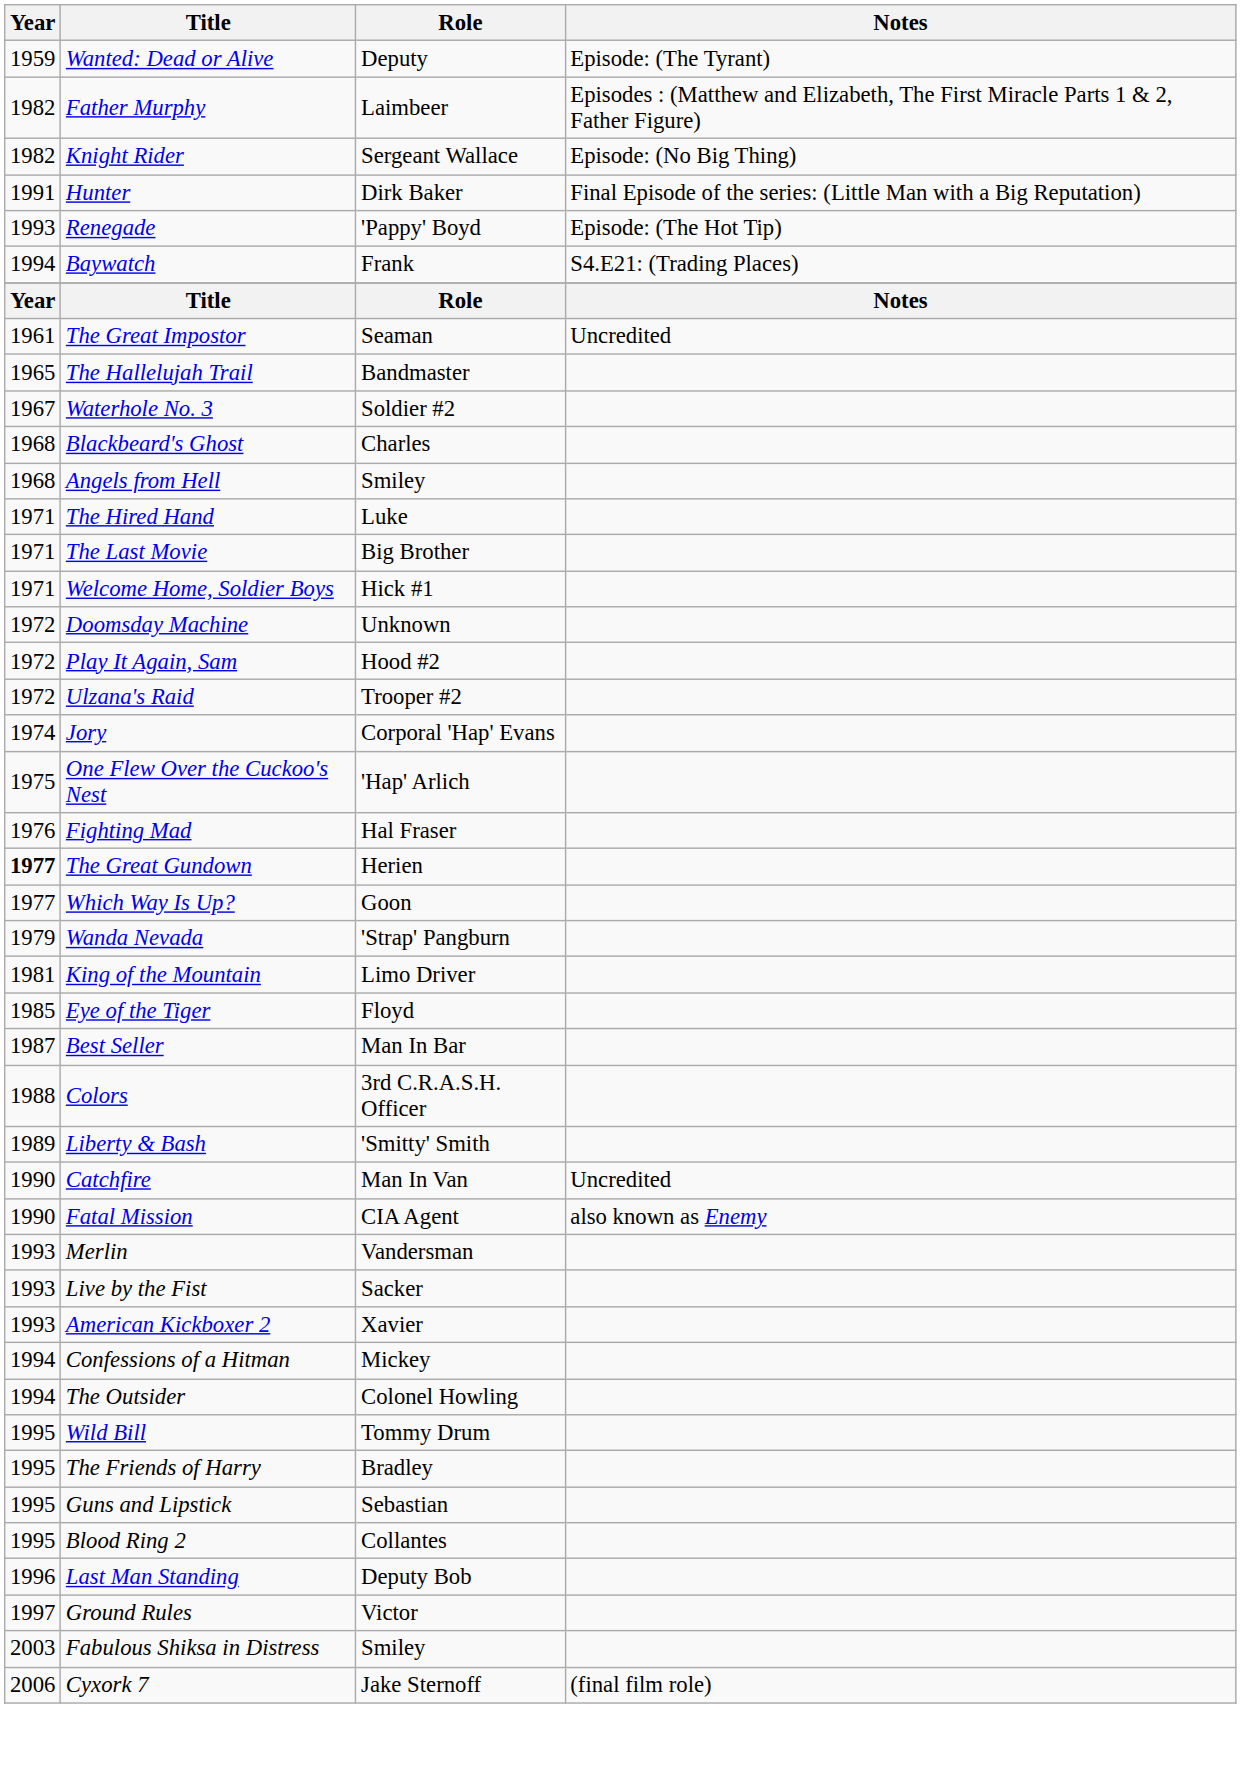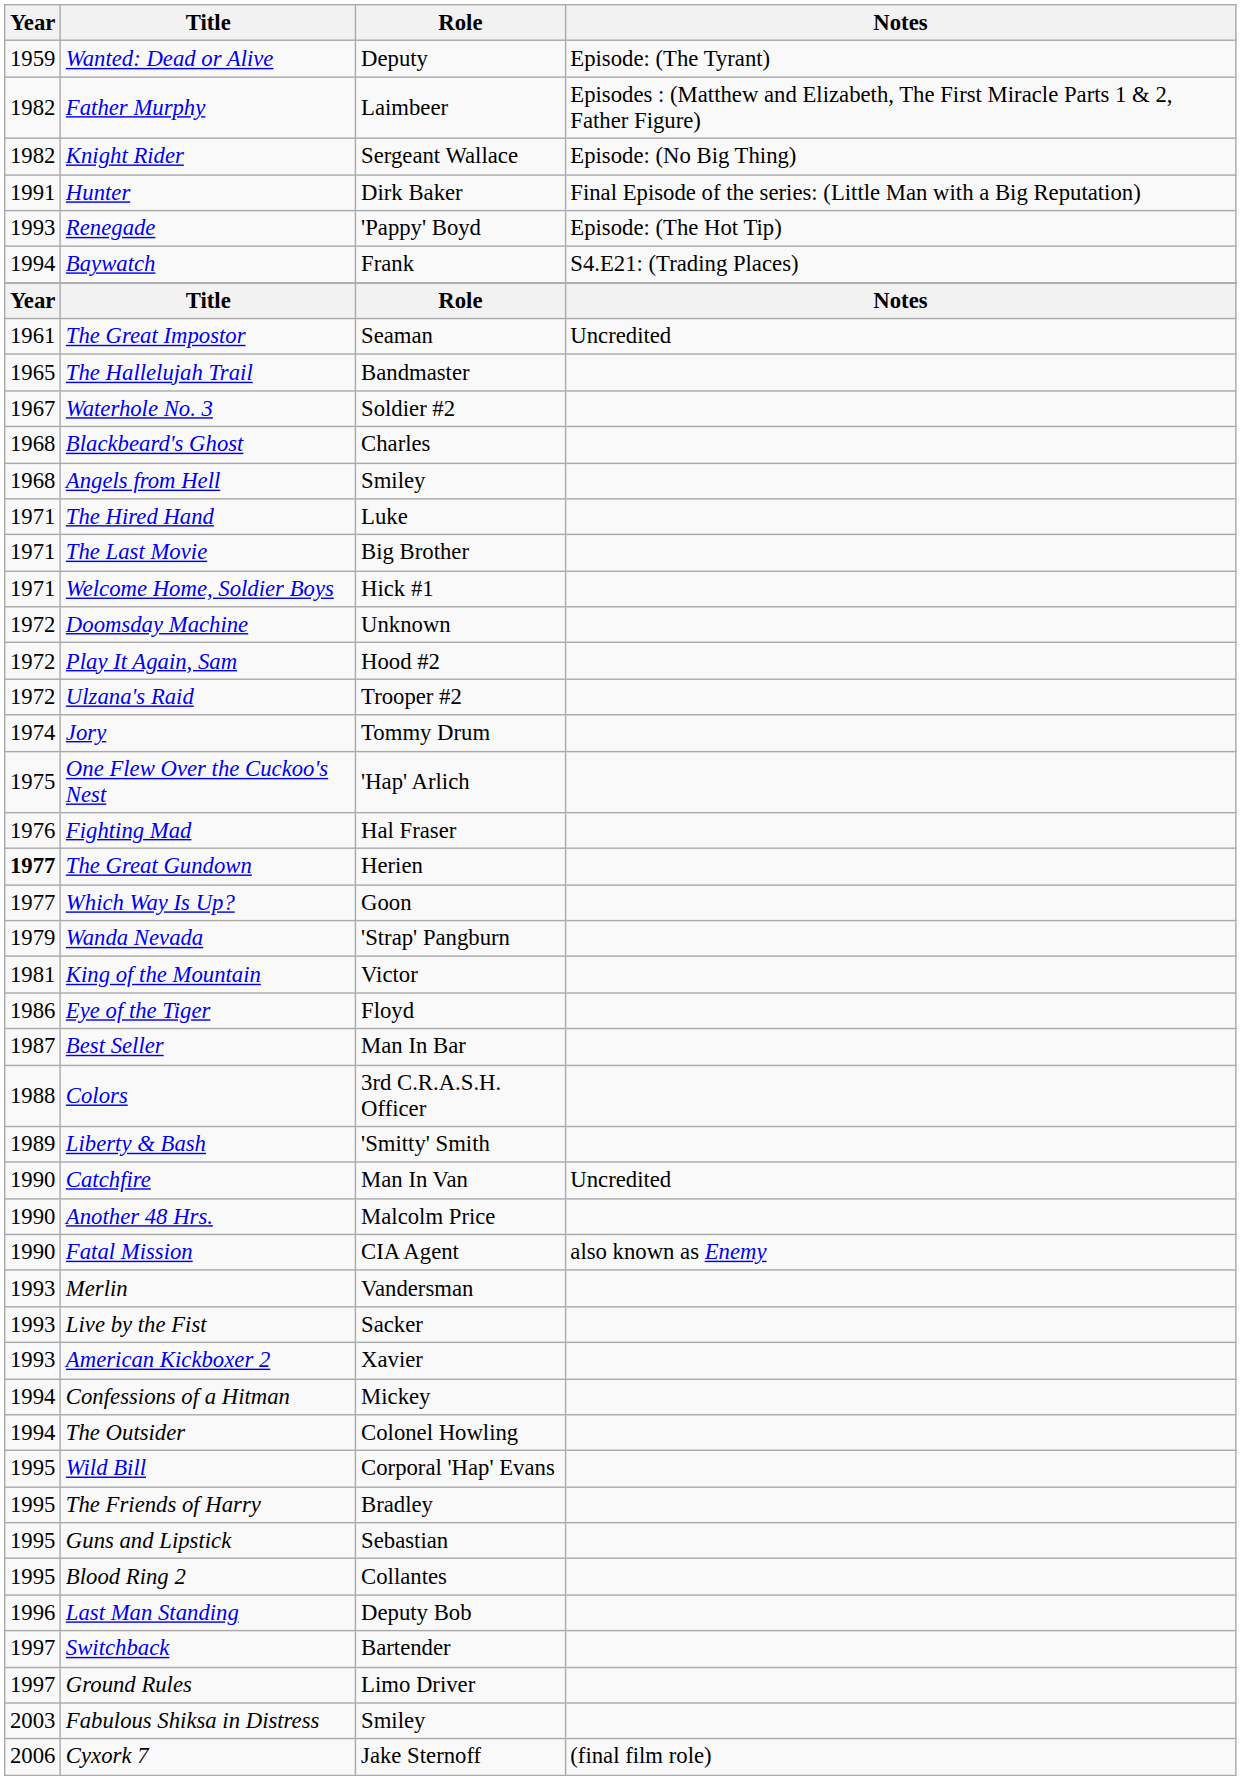(458, 732) Corporal 'Hap' Evans -> (426, 732) Tommy Drum
(418, 974) Limo Driver -> (389, 974) Victor
(33, 1010) 1985 -> (33, 1010) 1986
+ row: (139, 1216)
(426, 1432) Tommy Drum -> (458, 1468) Corporal 'Hap' Evans
+ row: (118, 1648)
(389, 1612) Victor -> (418, 1684) Limo Driver
